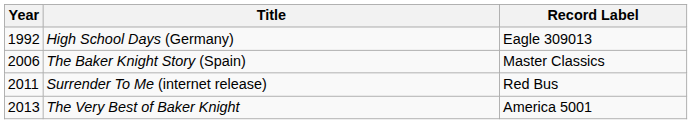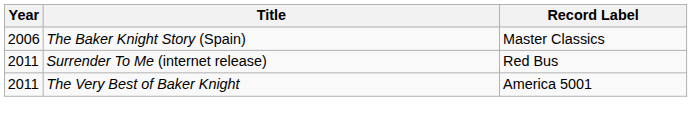- row: (140, 38)
(24, 107) 2013 -> (23, 84) 2011
